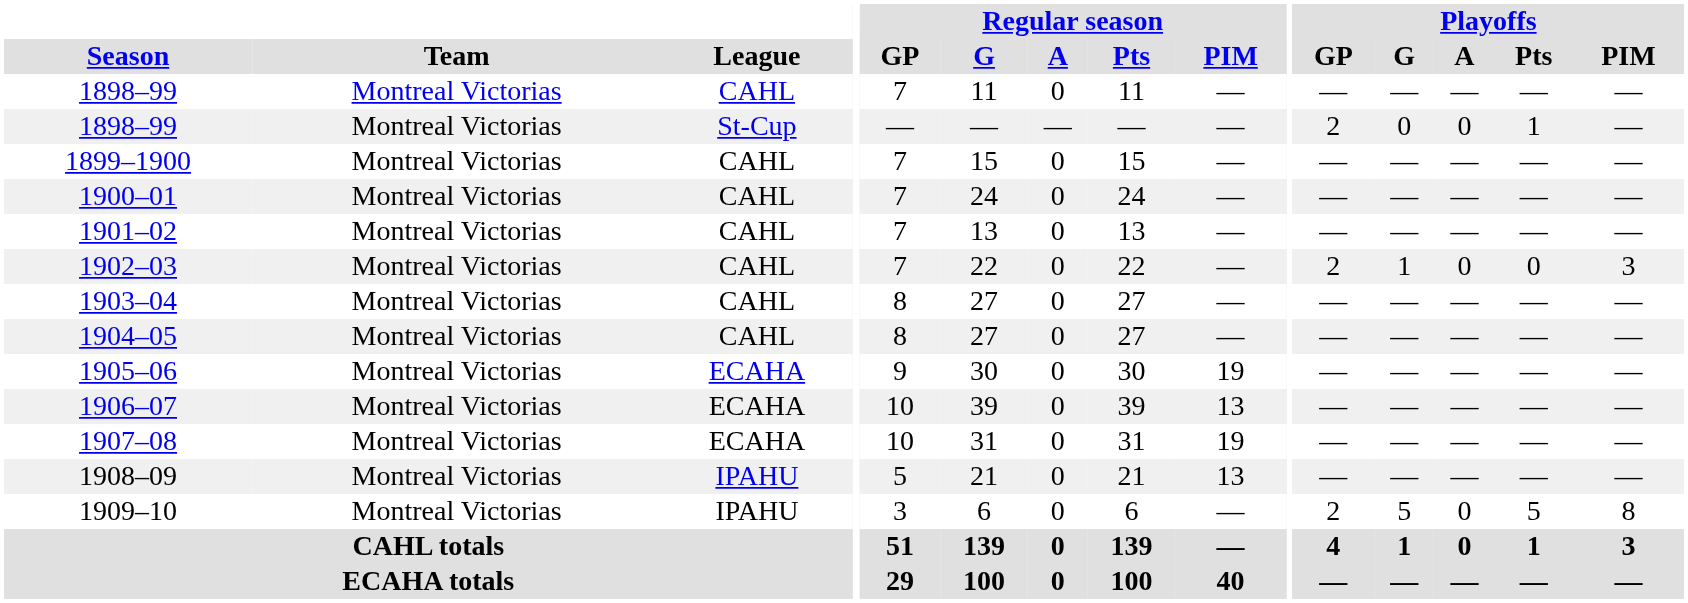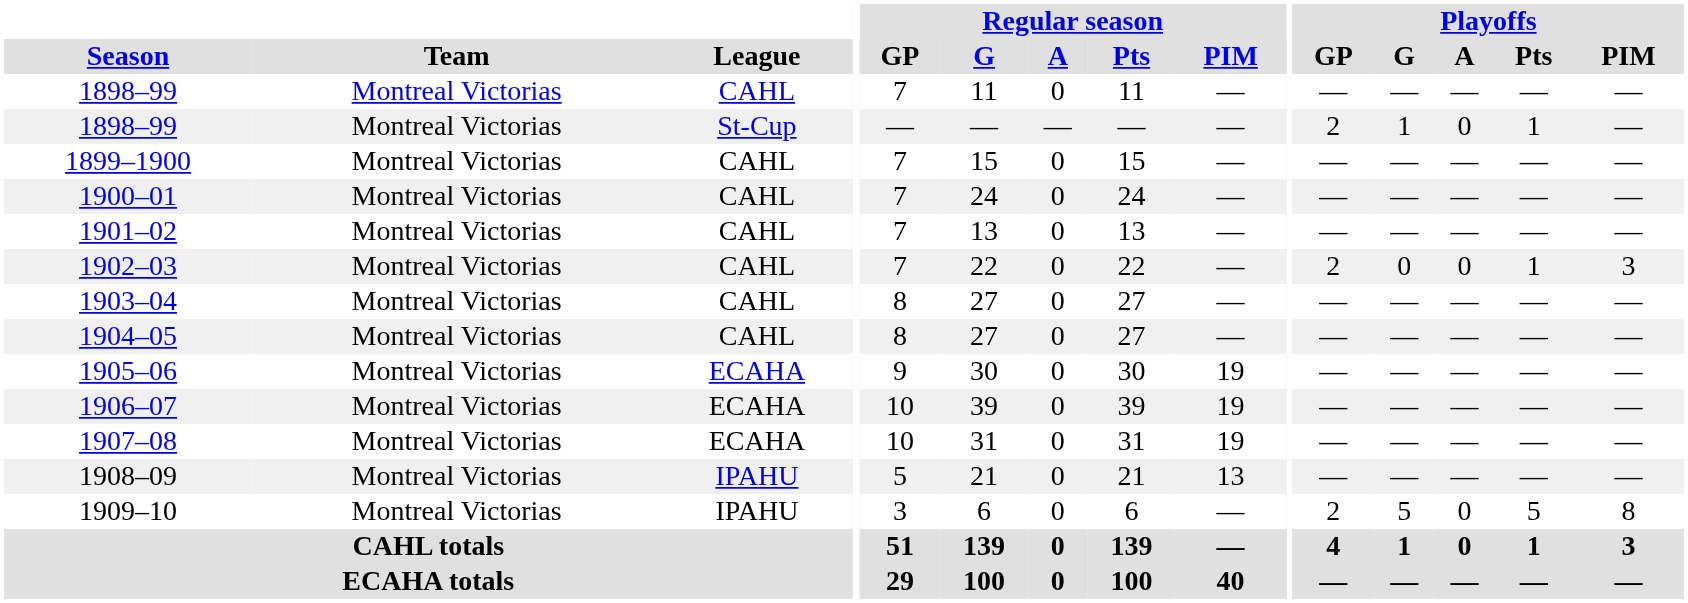(1404, 126) 0 -> (1404, 126) 1
(1404, 266) 1 -> (1404, 266) 0
(1534, 266) 0 -> (1534, 266) 1
(1231, 406) 13 -> (1231, 406) 19
